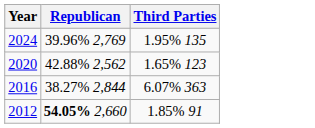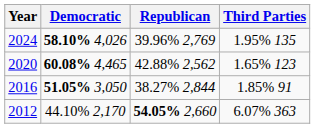+ column: (85, 16)
(175, 88) 6.07% 363 -> (265, 88) 1.85% 91
(175, 111) 1.85% 91 -> (265, 111) 6.07% 363
